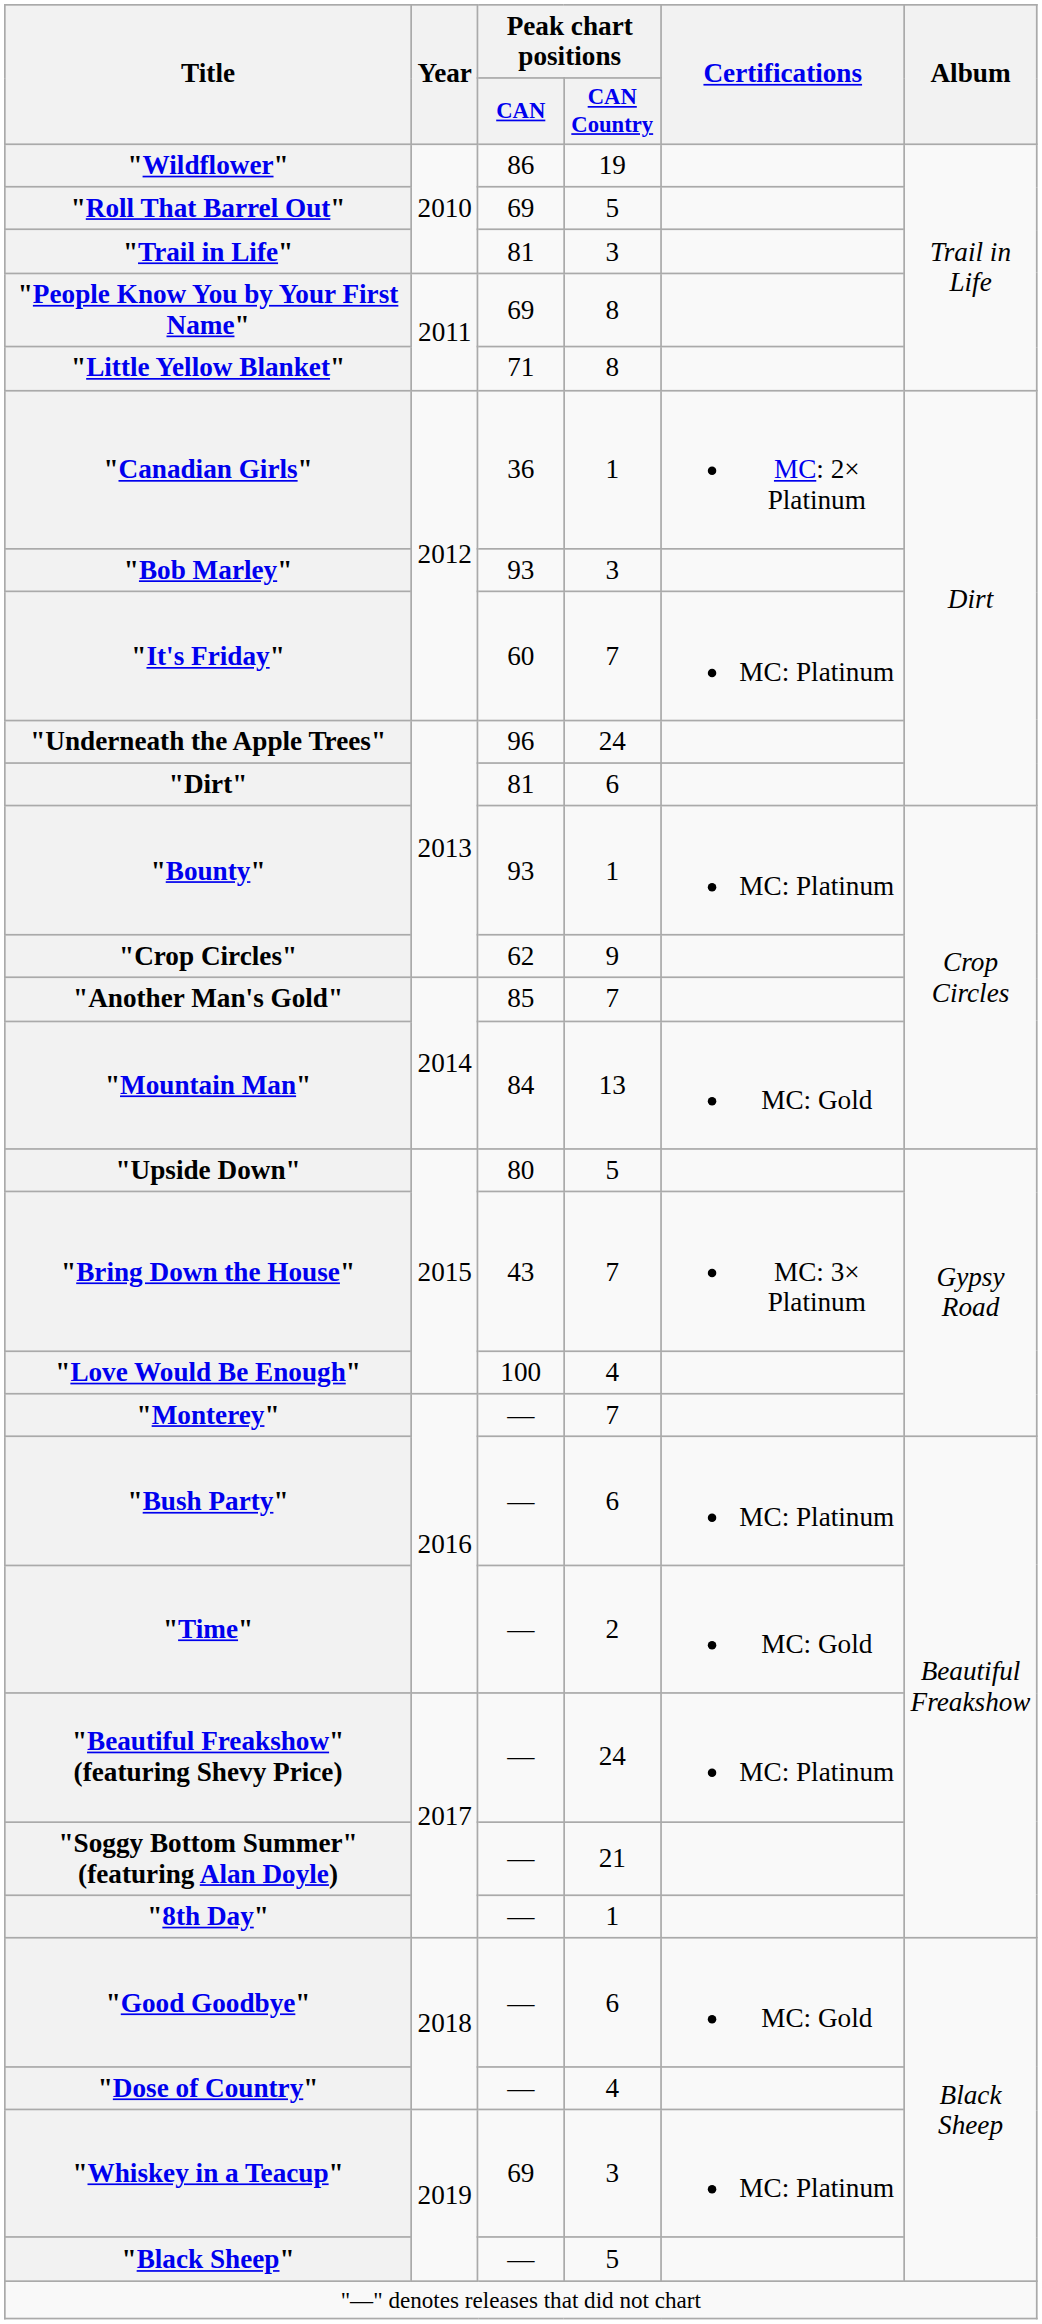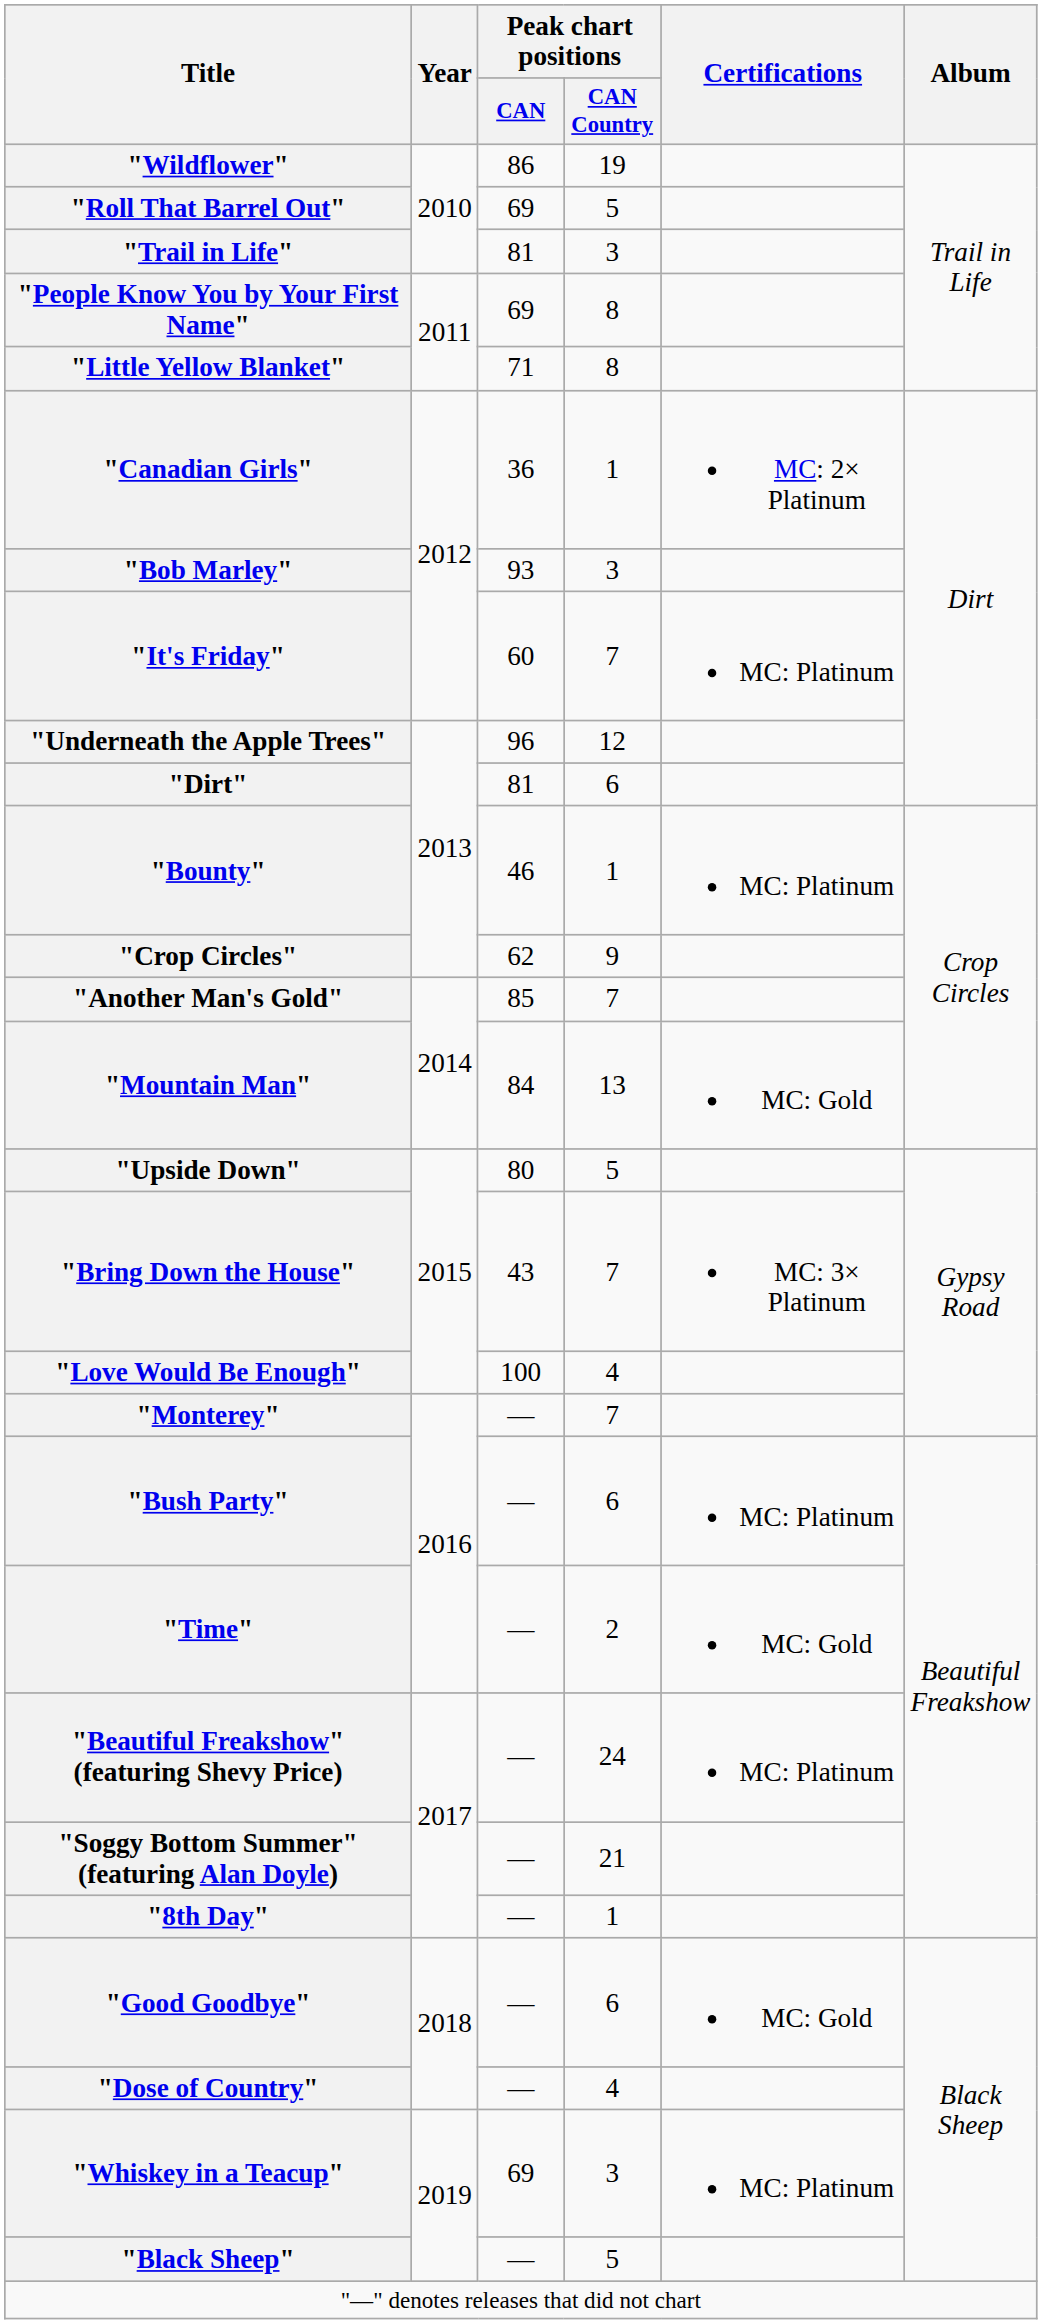(612, 741) 24 -> (612, 741) 12
(521, 870) 93 -> (521, 870) 46
